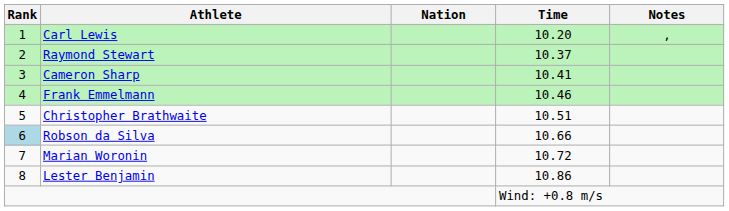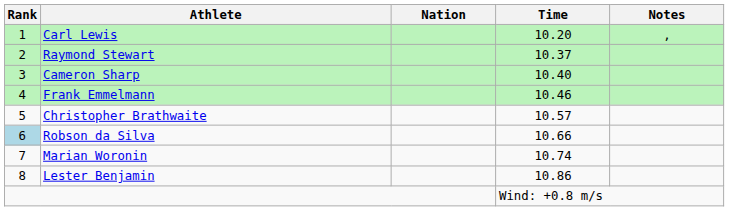(553, 75) 10.41 -> (553, 75) 10.40
(553, 115) 10.51 -> (553, 115) 10.57
(553, 155) 10.72 -> (553, 155) 10.74
